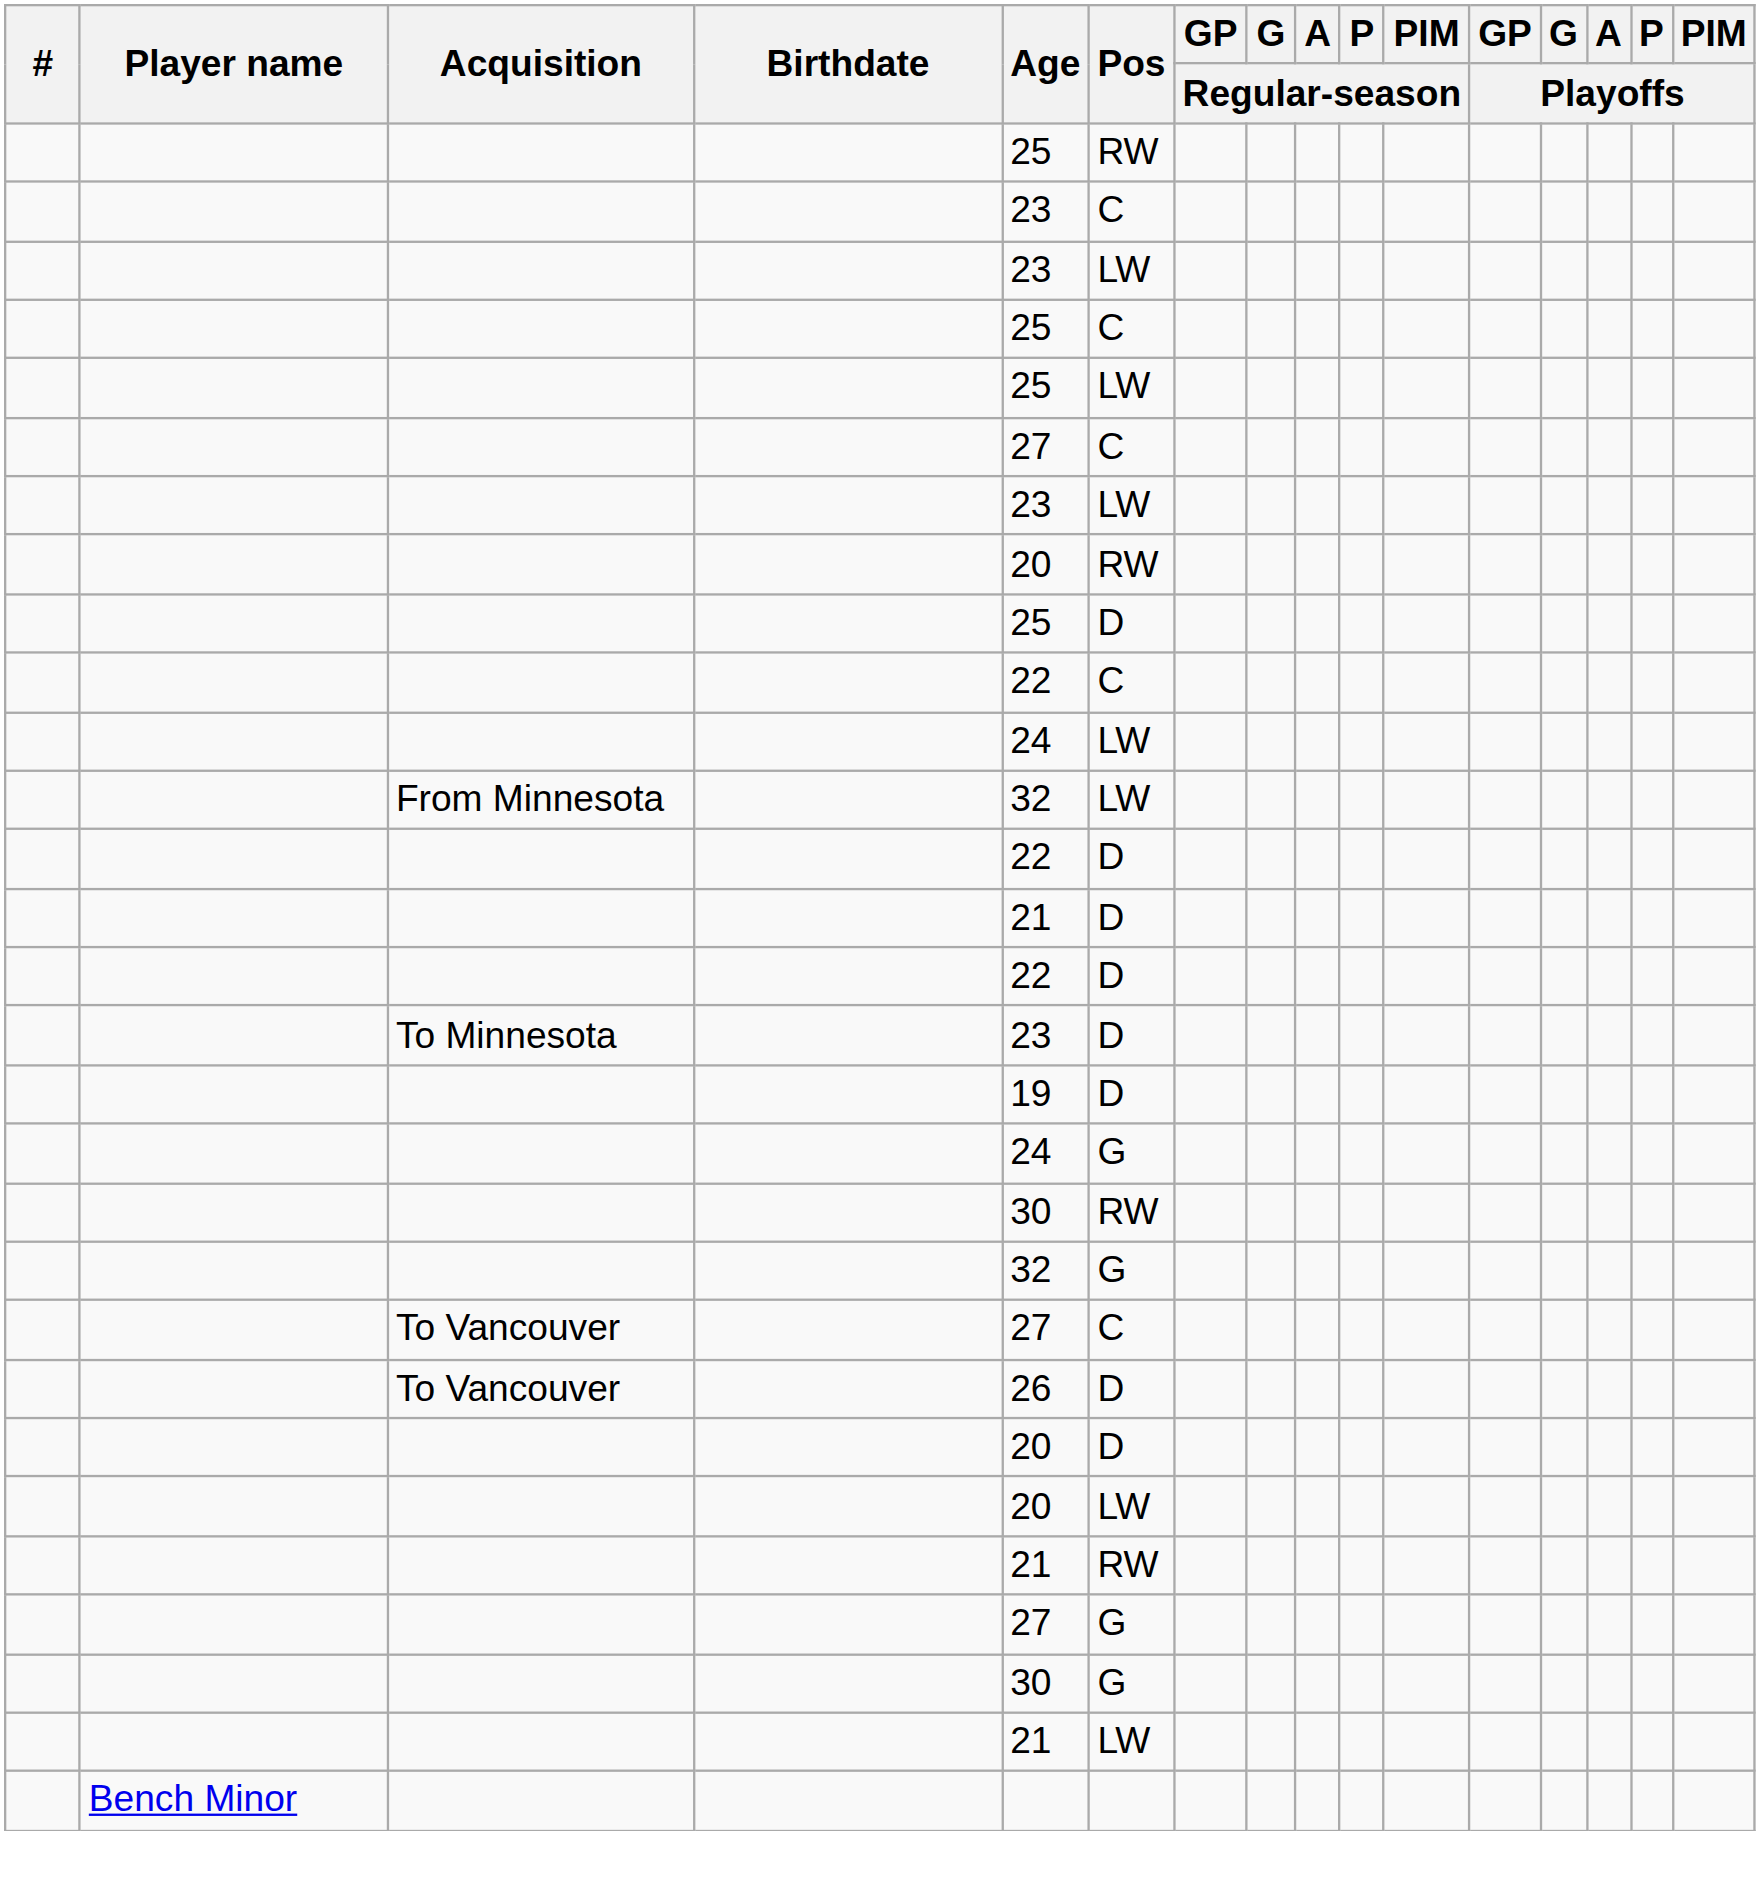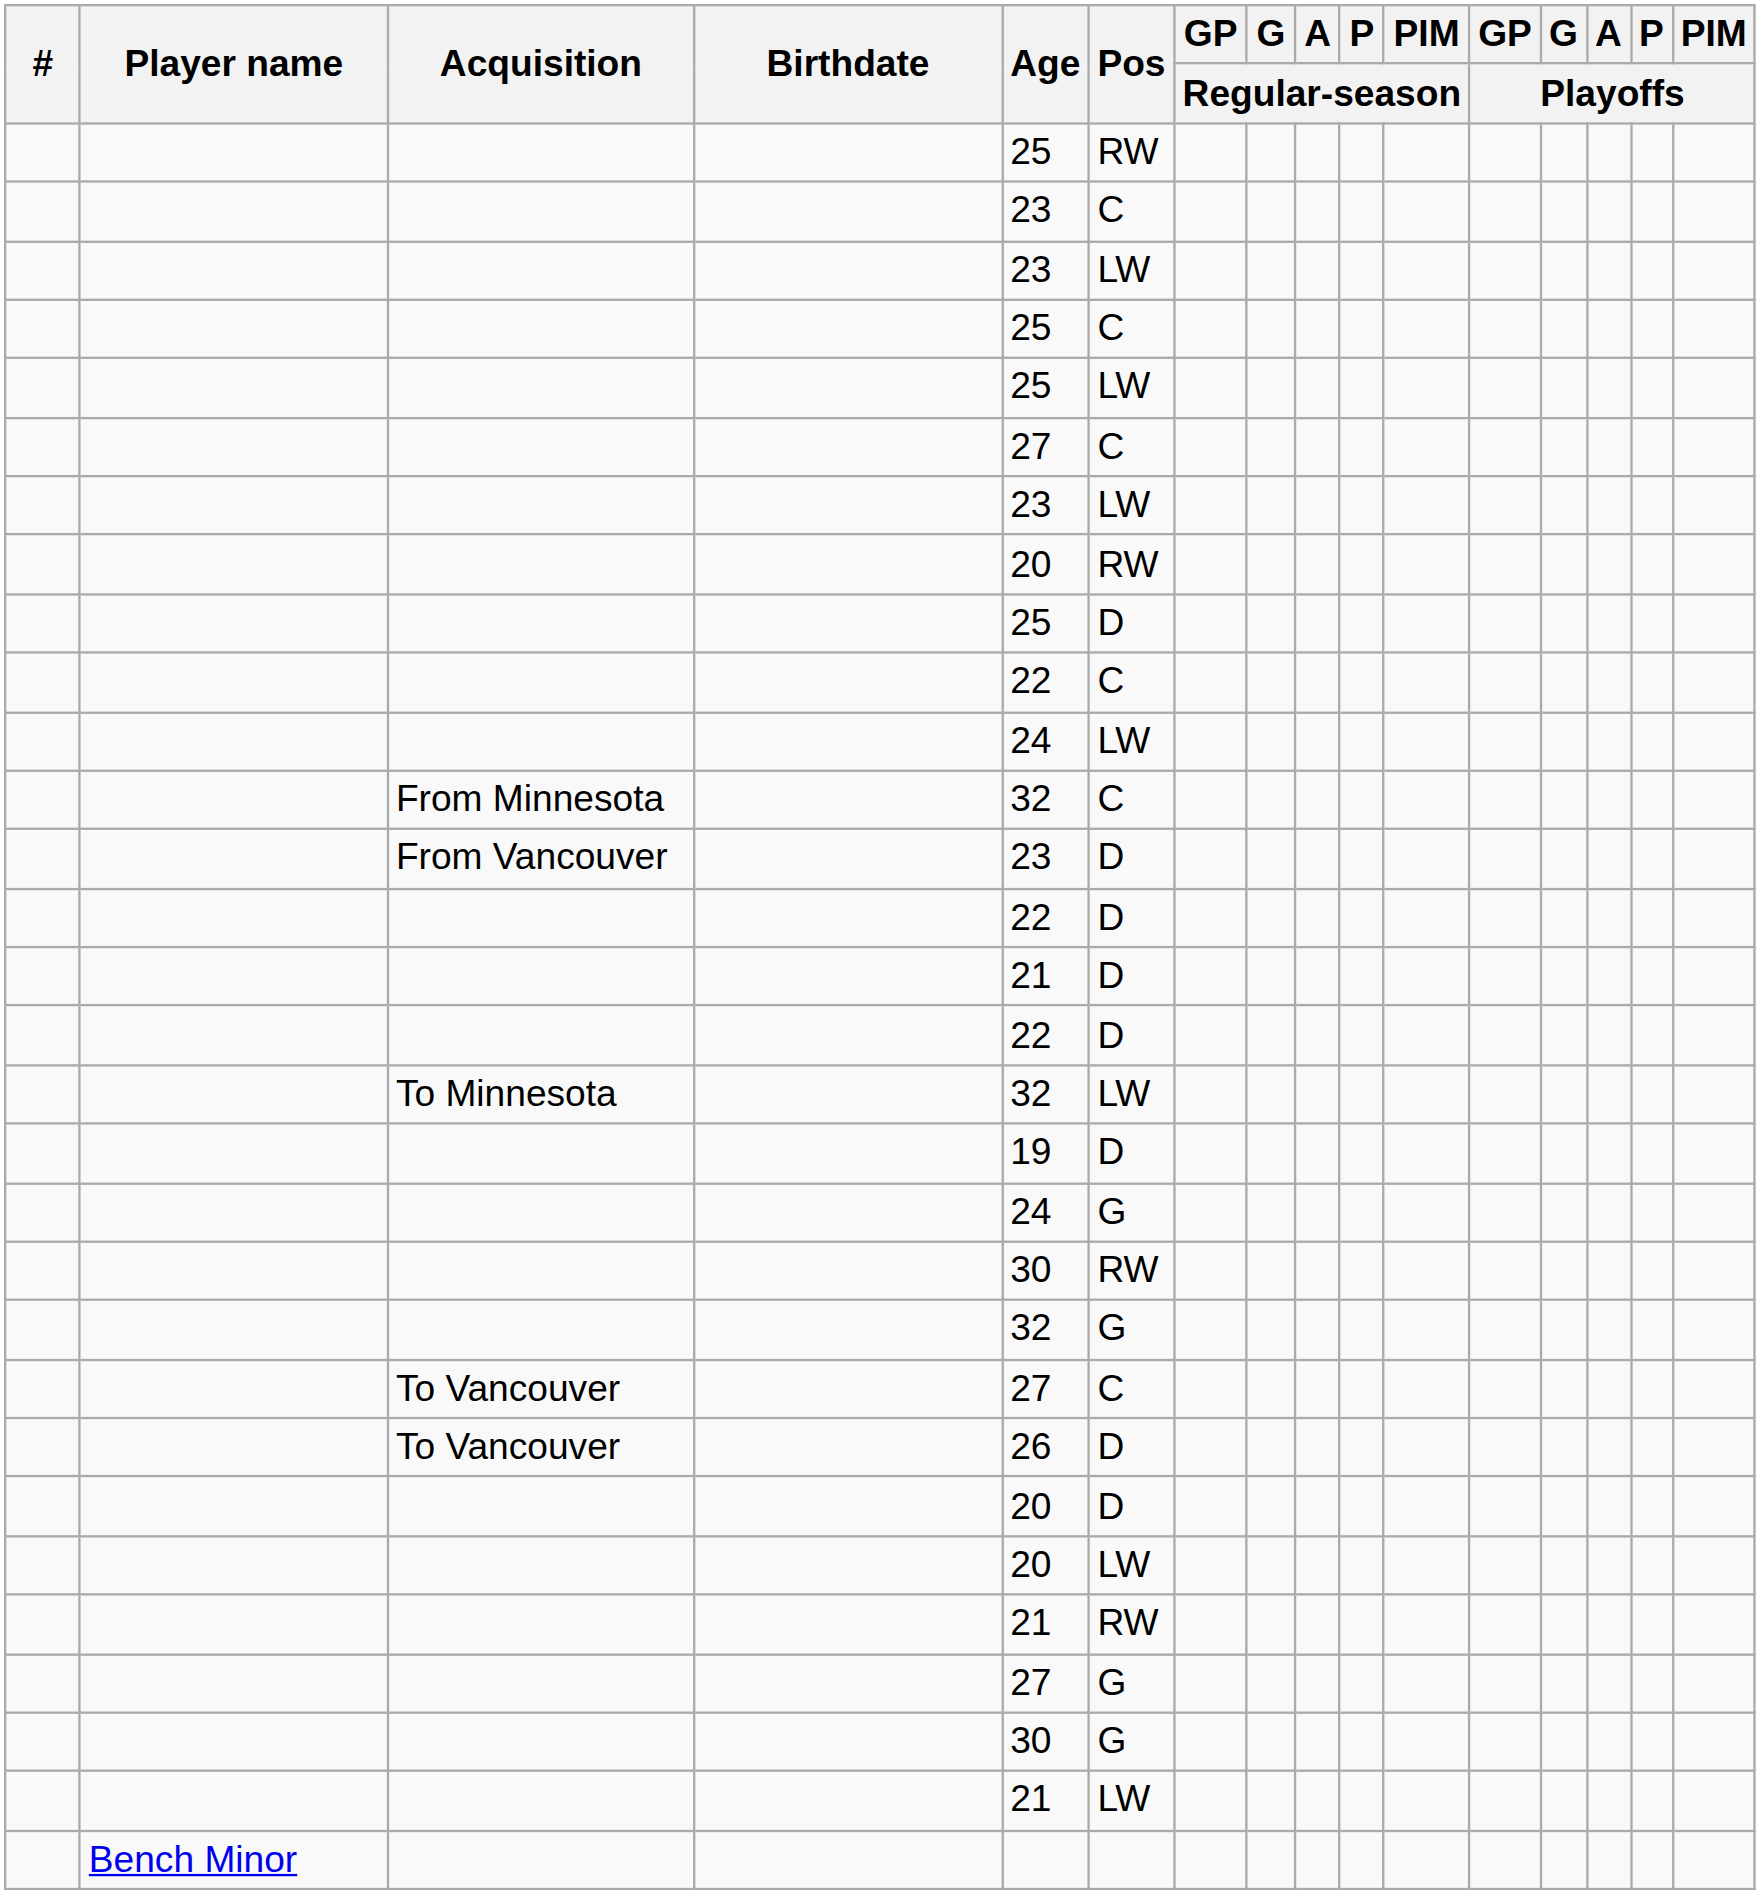(1124, 799) LW -> (1111, 799) C
+ row: (234, 859)
(1031, 1034) 23 -> (1031, 1093) 32
(1111, 1034) D -> (1124, 1093) LW
